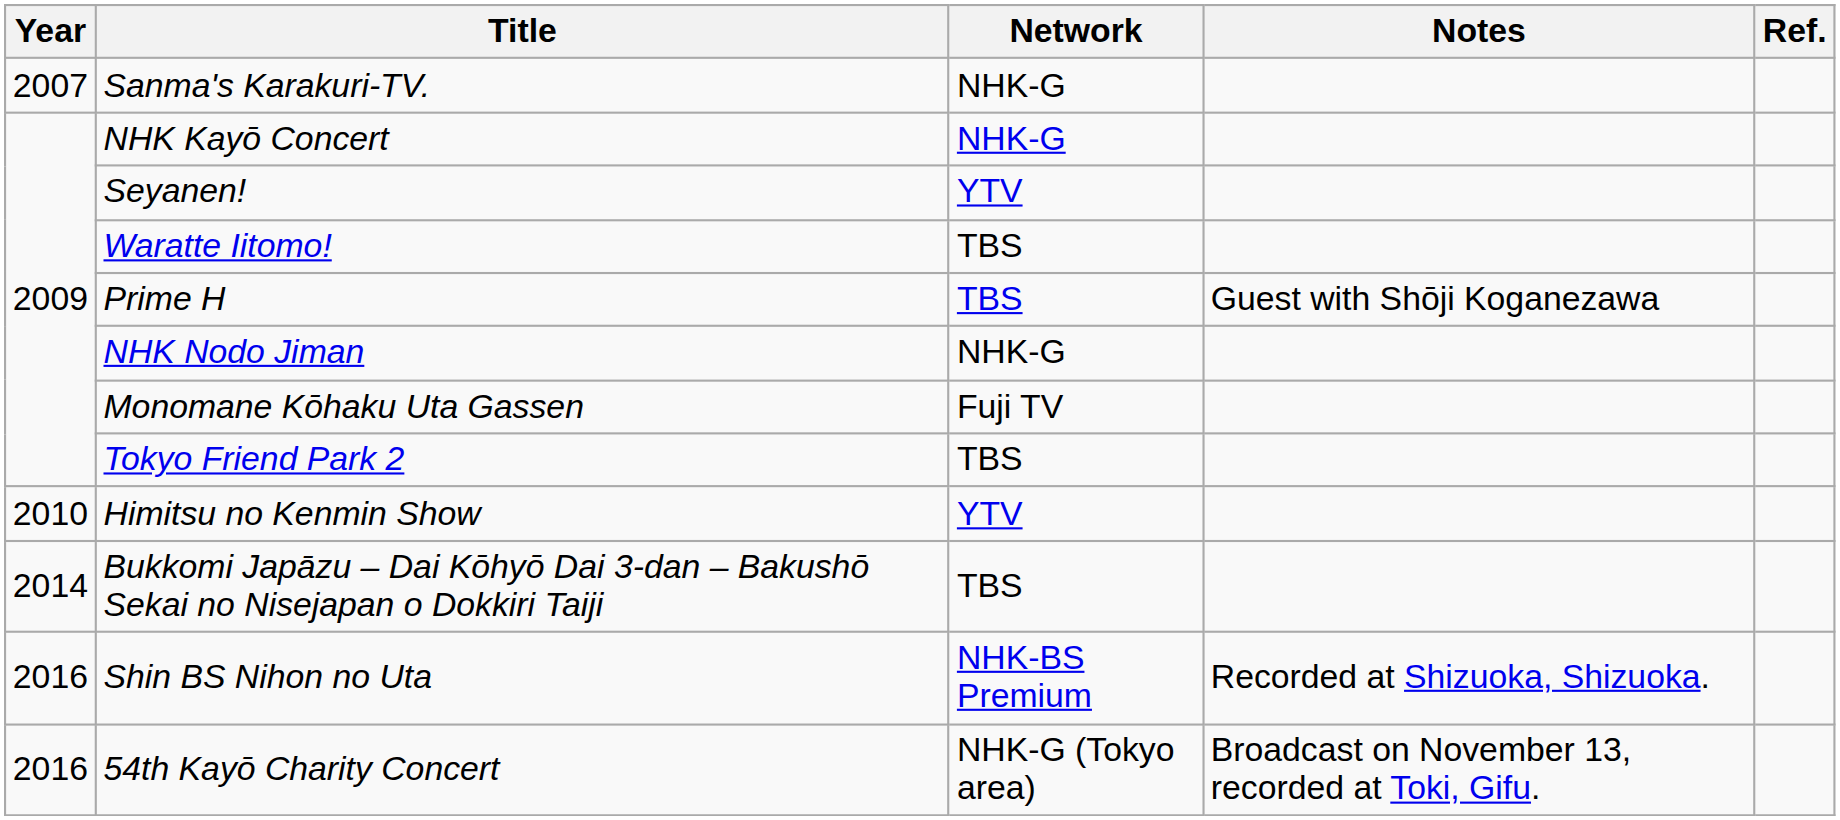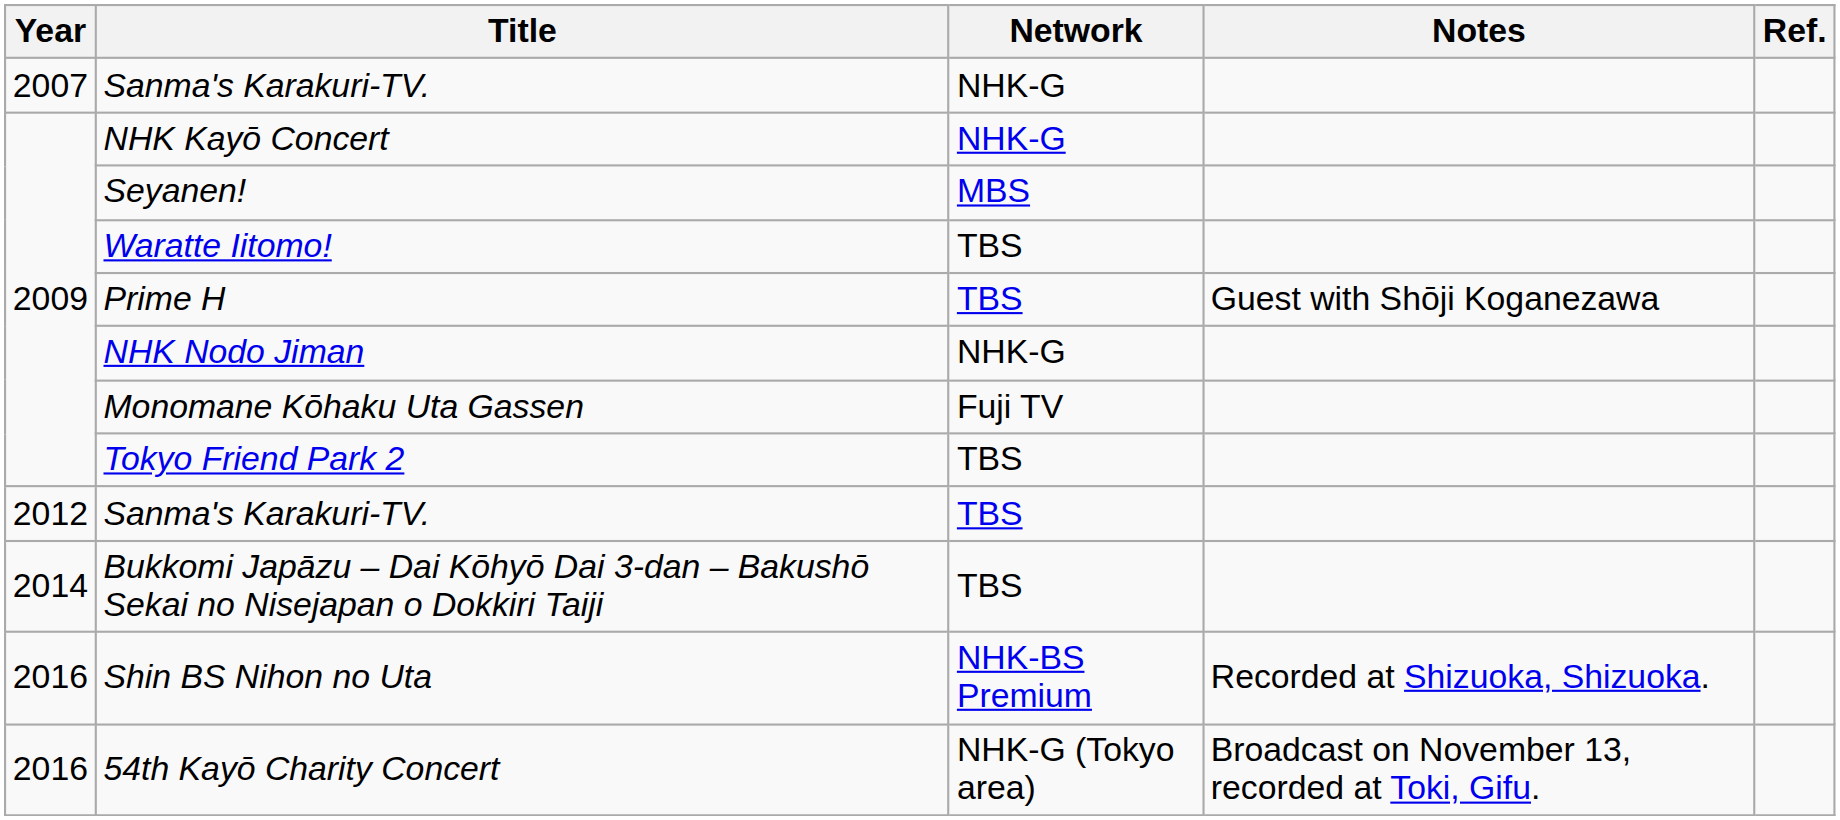(990, 191) YTV -> (993, 191) MBS
- row: (50, 513)
+ row: (50, 513)
